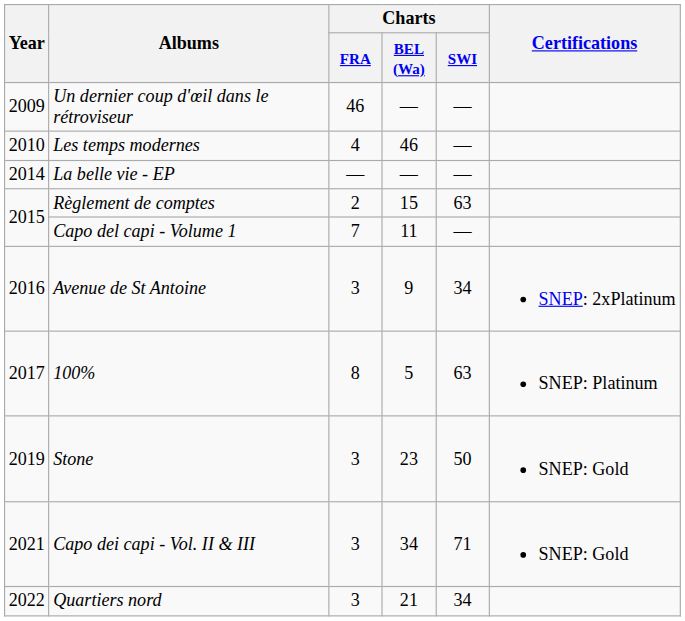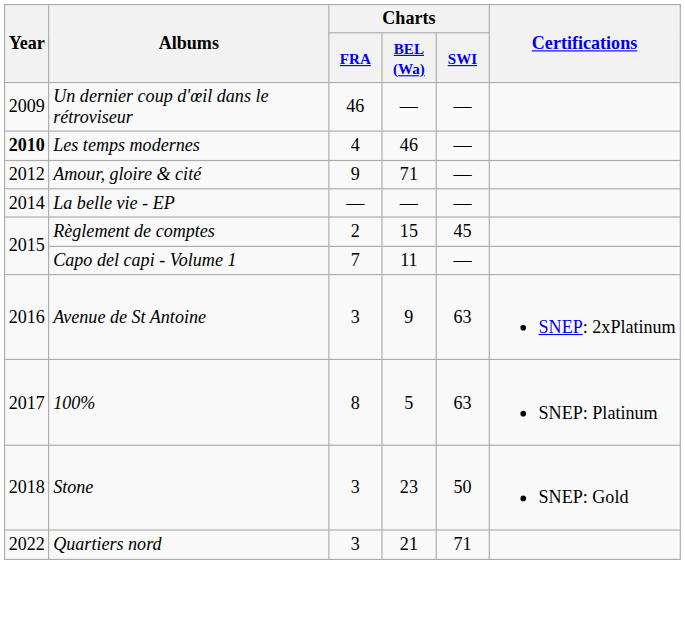(27, 145) normal -> (27, 145) bold
+ row: (127, 174)
(462, 202) 63 -> (462, 231) 45
(462, 288) 34 -> (462, 317) 63
(27, 458) 2019 -> (27, 487) 2018
- row: (154, 544)
(462, 600) 34 -> (462, 544) 71
